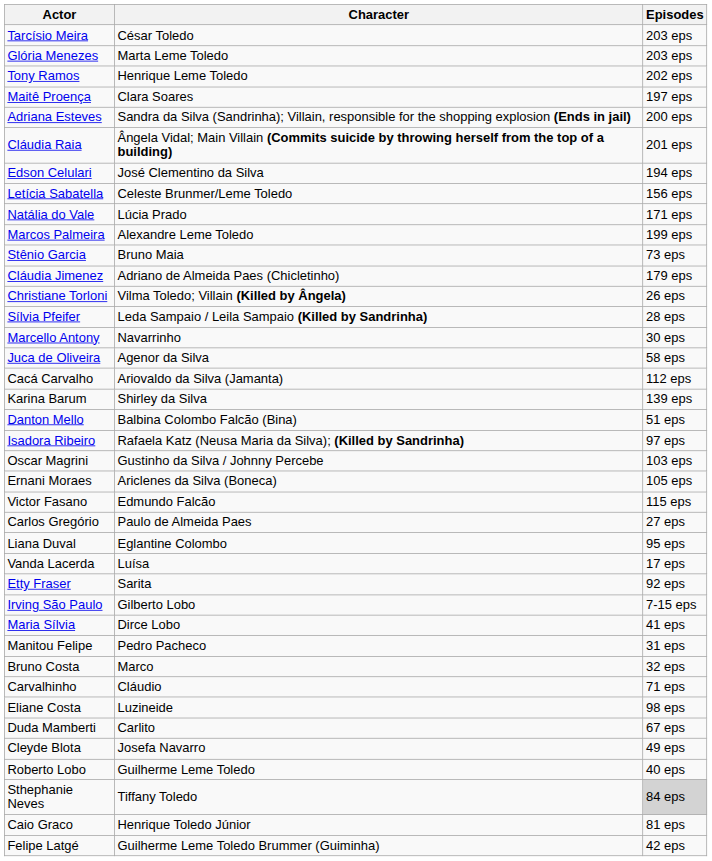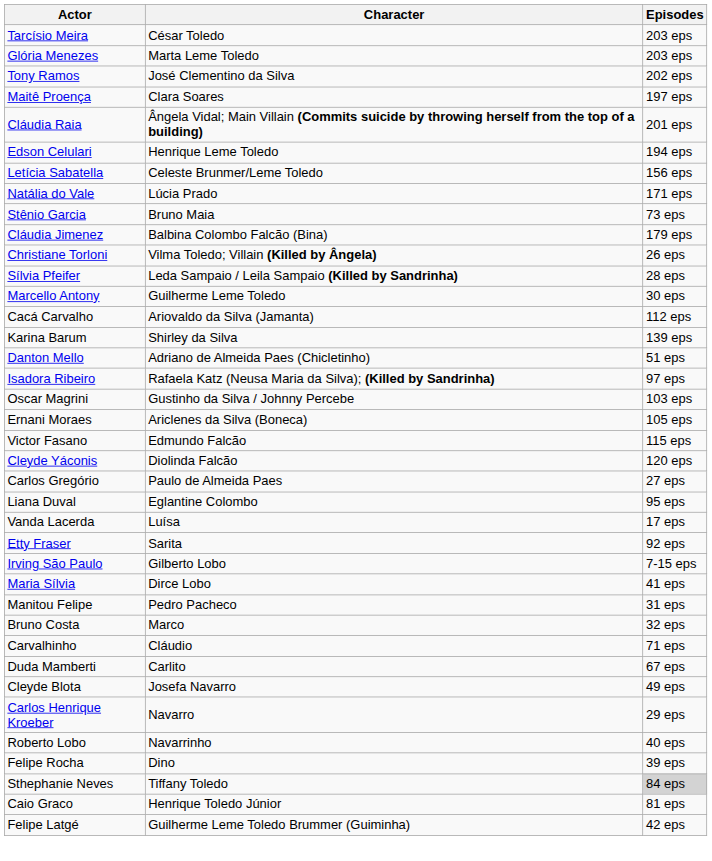(183, 76) Henrique Leme Toledo -> (221, 76) José Clementino da Silva
- row: (55, 117)
(191, 173) José Clementino da Silva -> (213, 152) Henrique Leme Toledo
- row: (56, 234)
(228, 276) Adriano de Almeida Paes (Chicletinho) -> (238, 234) Balbina Colombo Falcão (Bina)
(149, 337) Navarrinho -> (217, 296) Guilherme Leme Toledo
- row: (54, 358)
(207, 419) Balbina Colombo Falcão (Bina) -> (259, 358) Adriano de Almeida Paes (Chicletinho)
+ row: (52, 460)
- row: (44, 707)
+ row: (54, 714)
(186, 769) Guilherme Leme Toledo -> (180, 742) Navarrinho
+ row: (46, 763)
